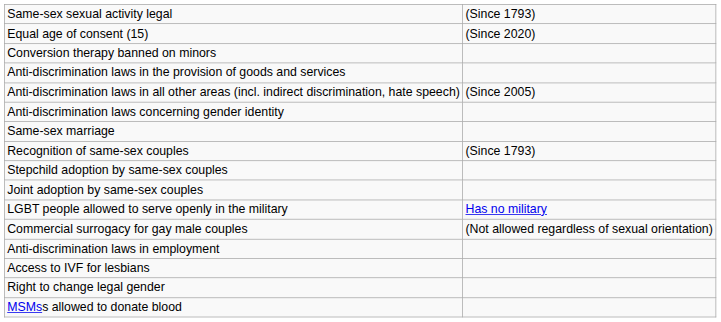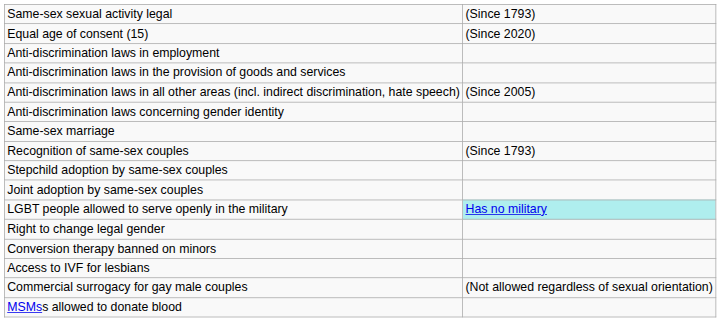rows swapped: (113, 248) <-> (112, 53)
(506, 209) no background -> (506, 209) paleturquoise background
rows swapped: (86, 287) <-> (127, 229)
